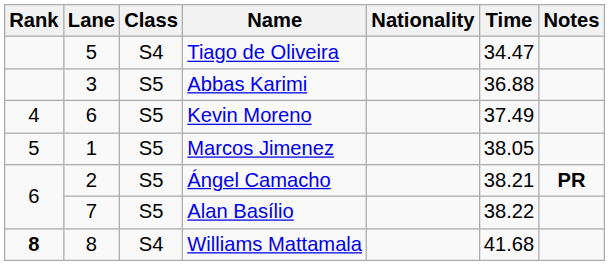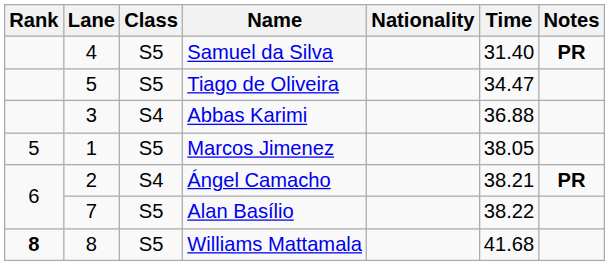+ row: (260, 52)
(151, 52) S4 -> (151, 84) S5
(151, 84) S5 -> (151, 116) S4
- row: (250, 116)
(151, 180) S5 -> (151, 180) S4
(151, 244) S4 -> (151, 244) S5
